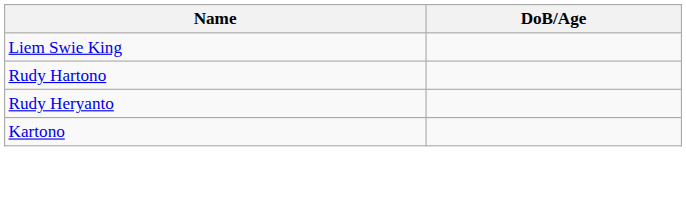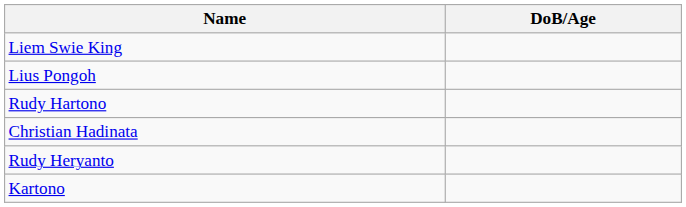+ row: (52, 75)
+ row: (73, 132)
